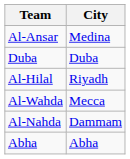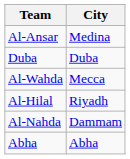rows swapped: (30, 79) <-> (35, 100)
